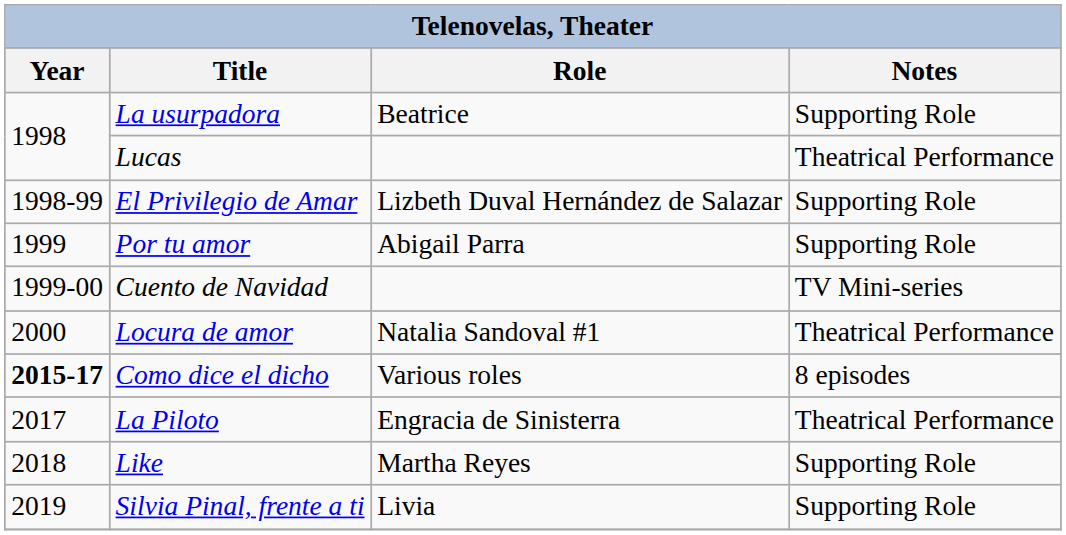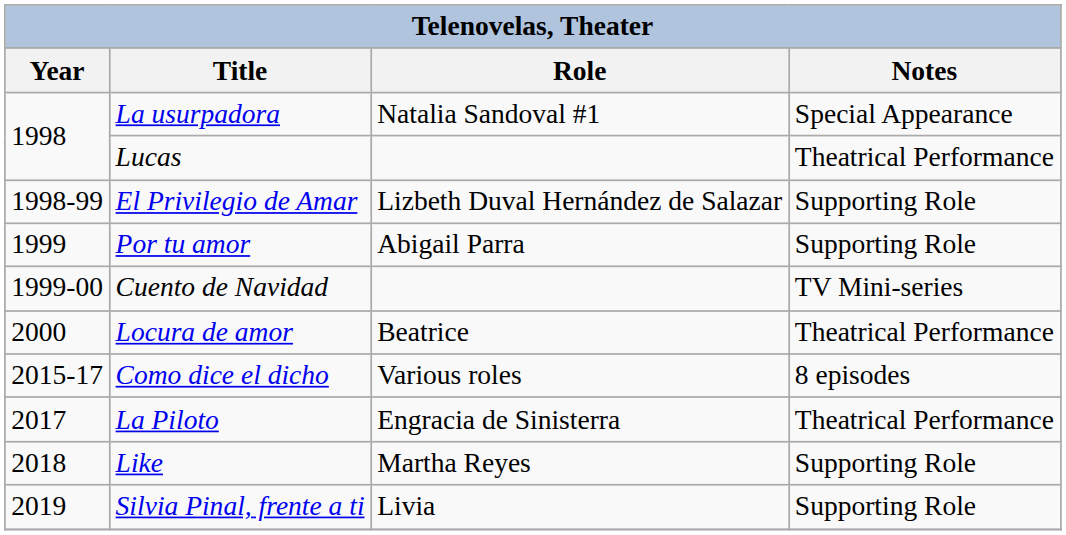(423, 113) Beatrice -> (489, 113) Natalia Sandoval #1
(885, 113) Supporting Role -> (904, 113) Special Appearance
(489, 331) Natalia Sandoval #1 -> (423, 331) Beatrice
(57, 375) bold -> (57, 375) normal
